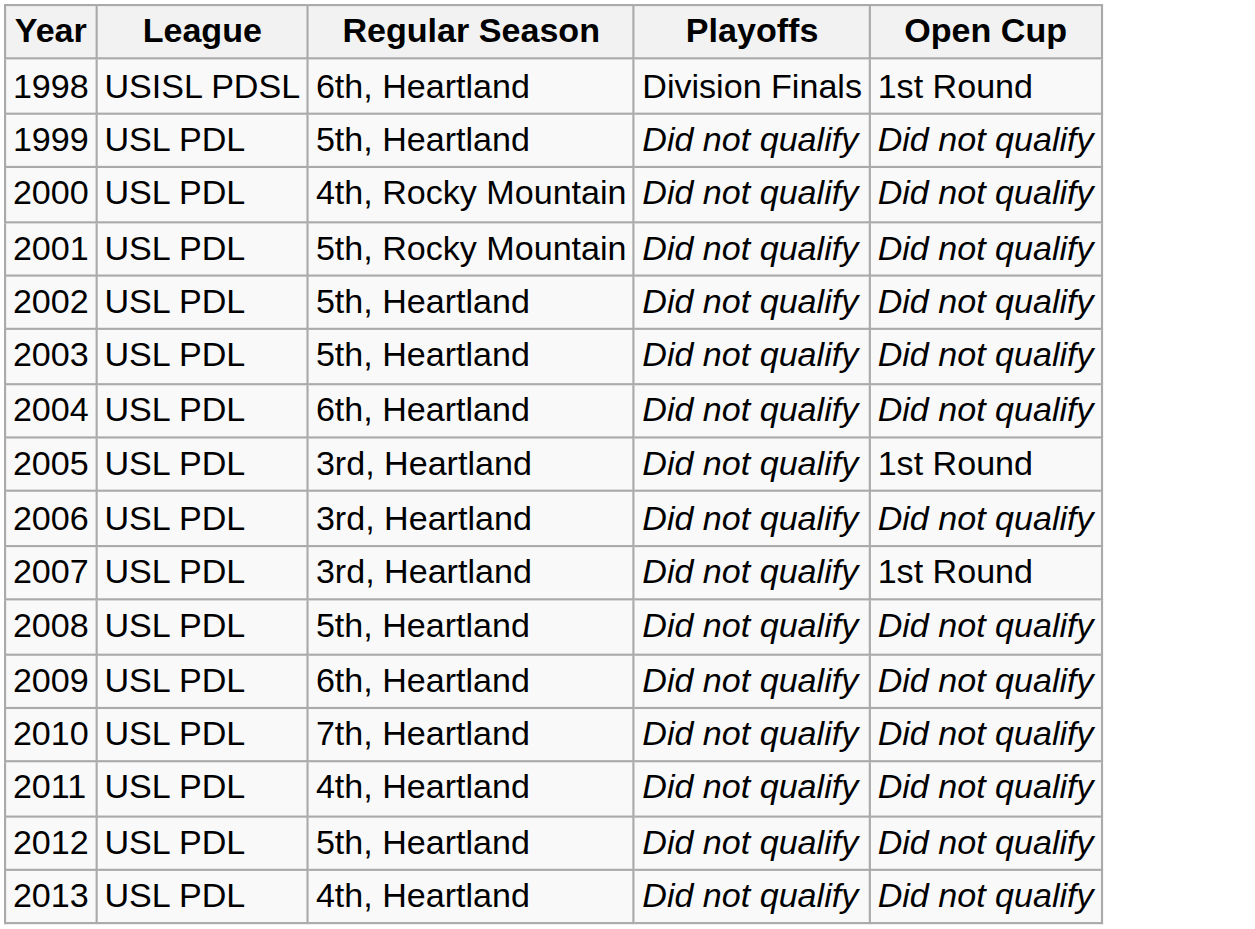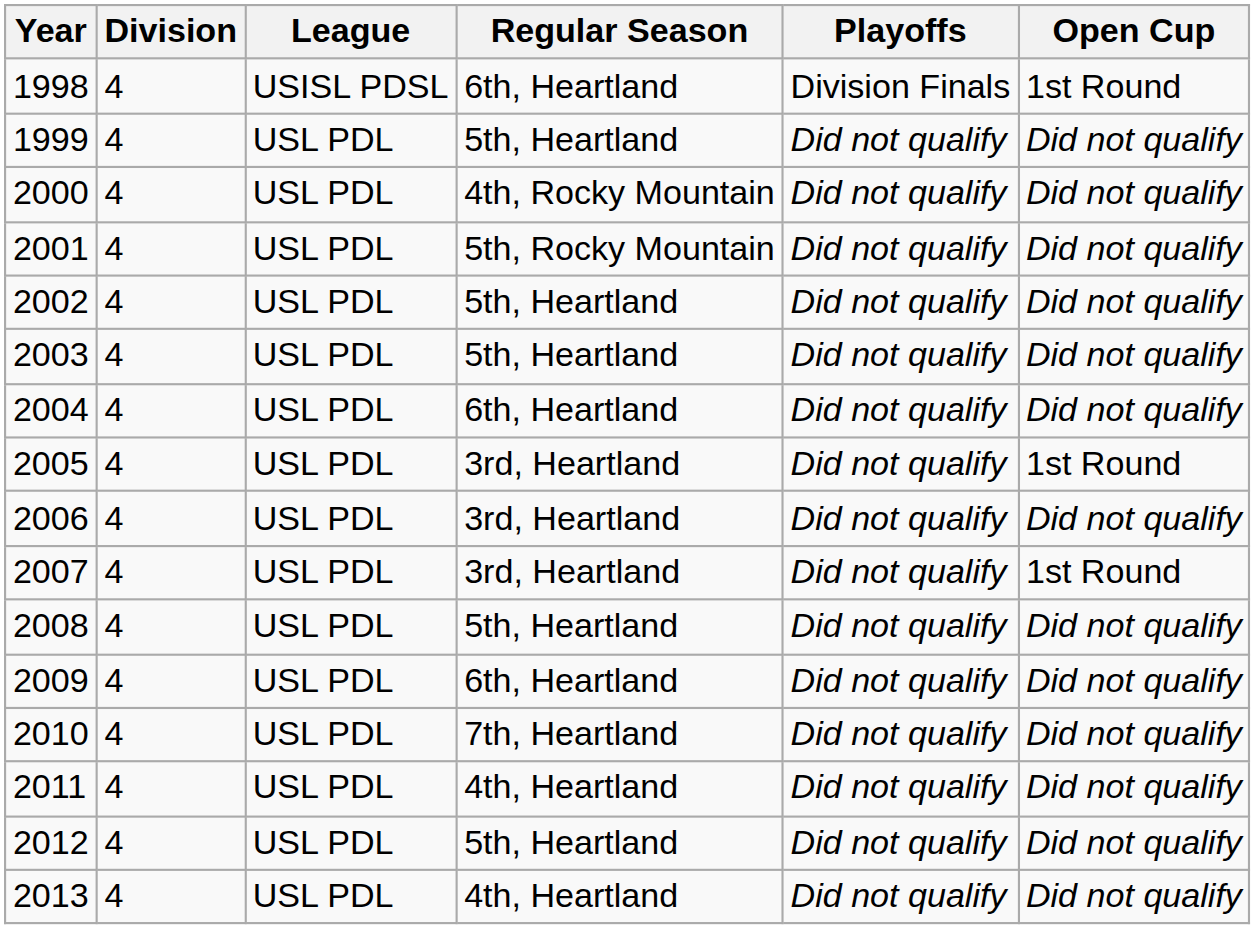+ column: (171, 31)
